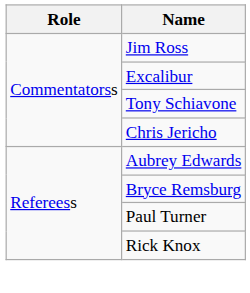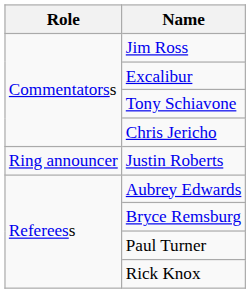+ row: (175, 160)
